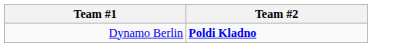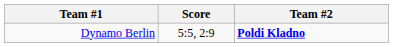+ column: (196, 14)
